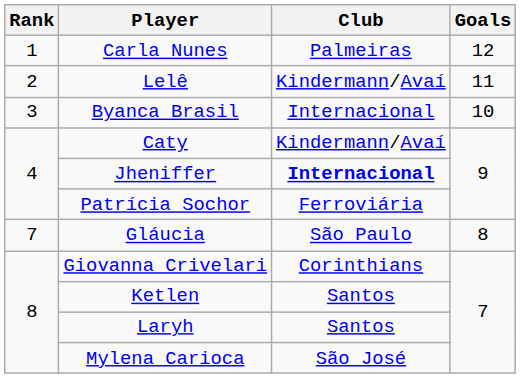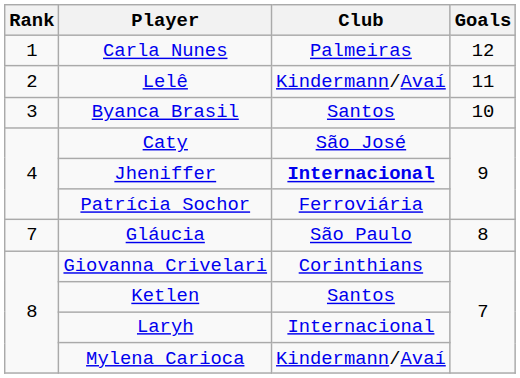(361, 112) Internacional -> (361, 112) Santos
(361, 143) Kindermann/Avaí -> (361, 143) São José
(361, 327) Santos -> (361, 327) Internacional
(361, 358) São José -> (361, 358) Kindermann/Avaí
